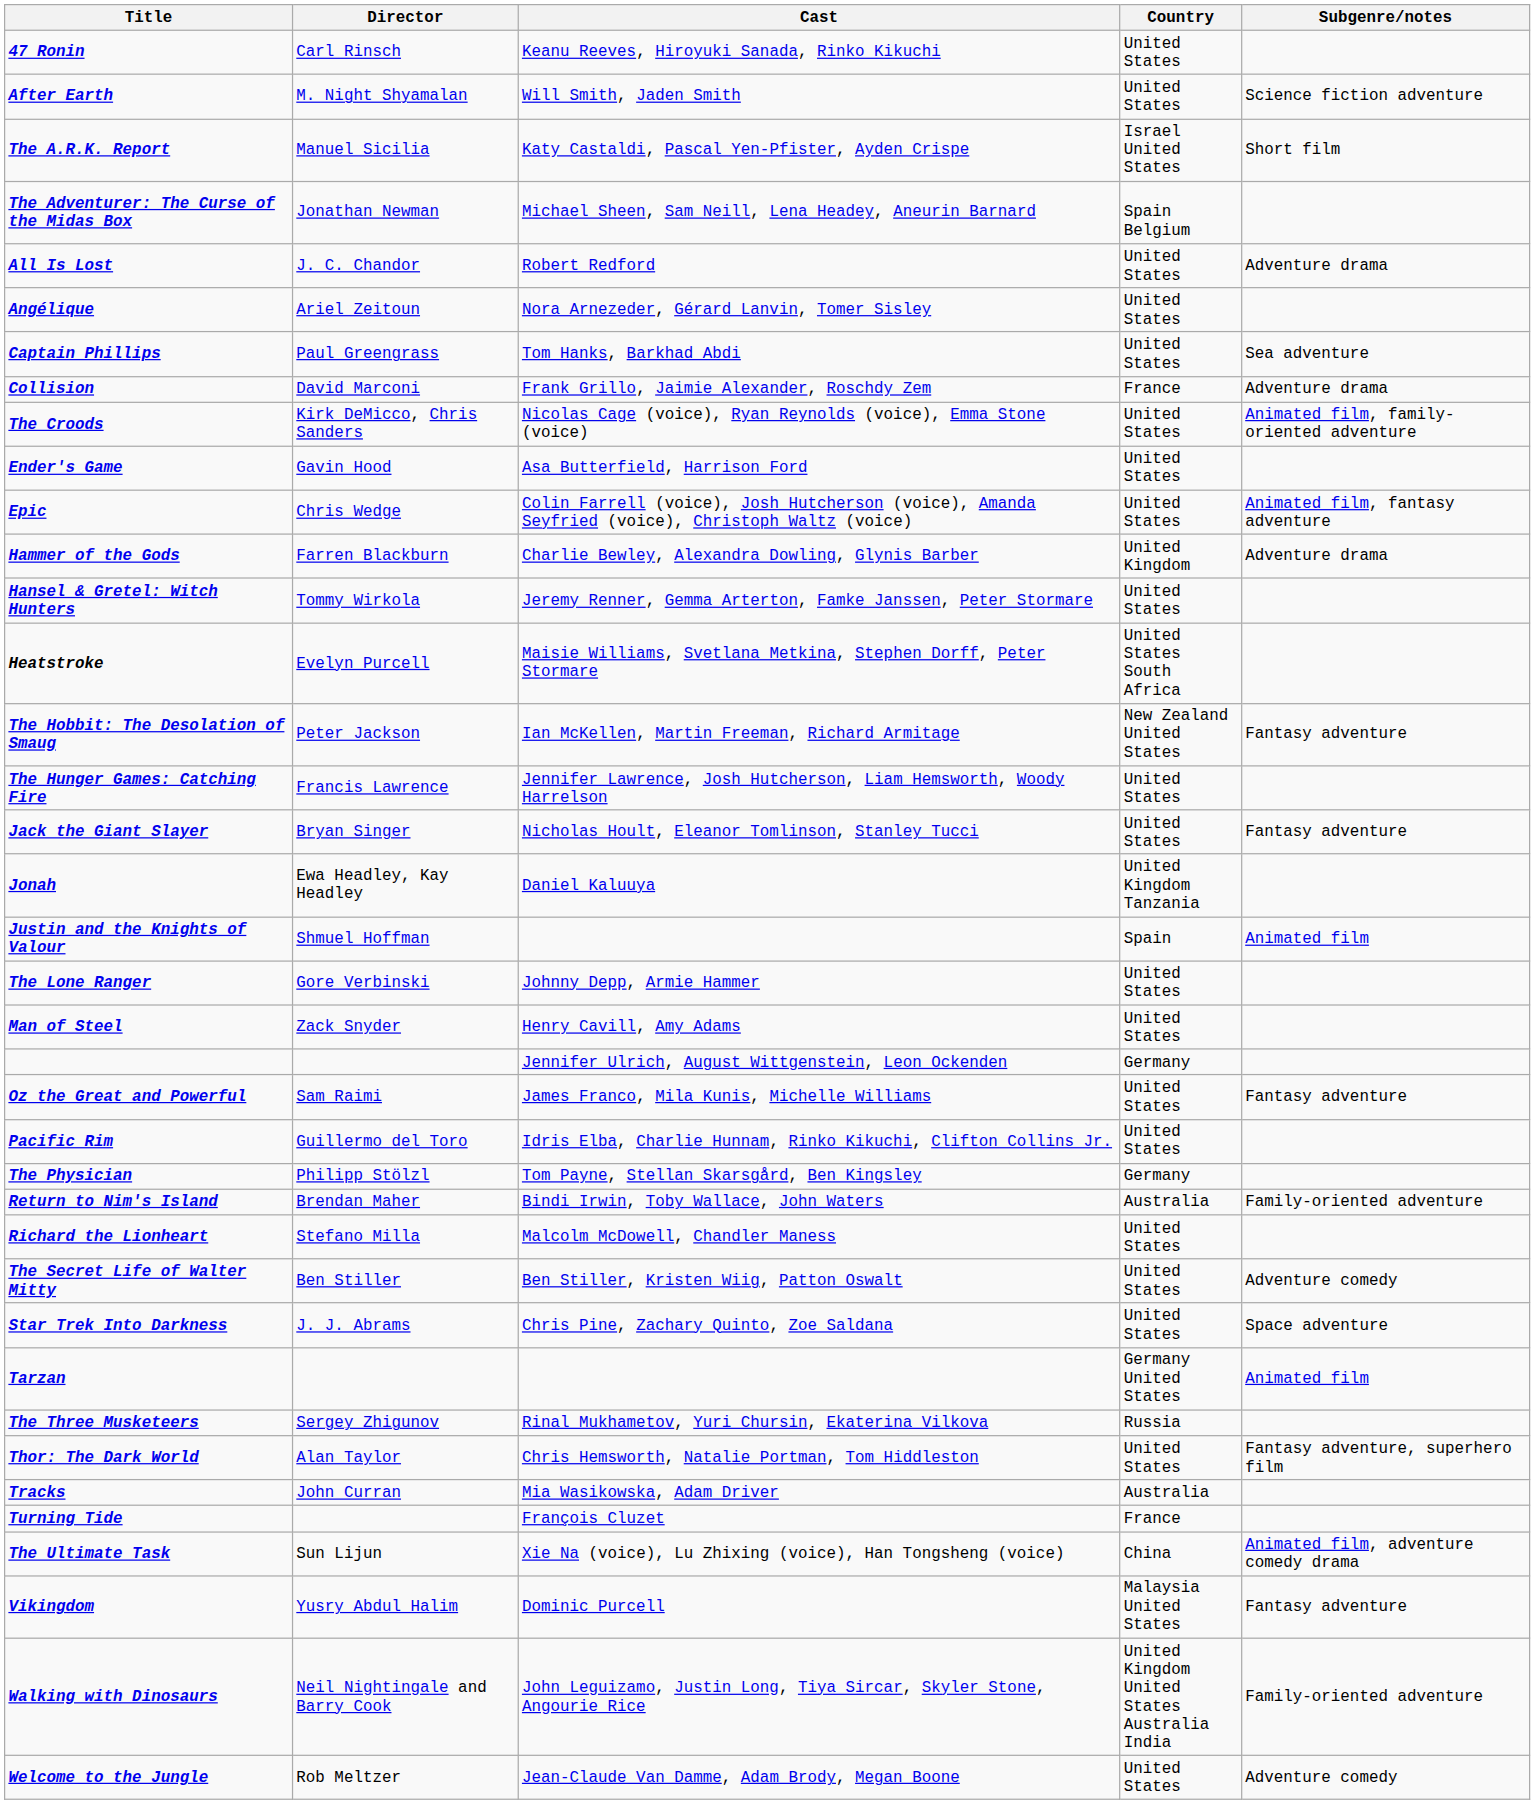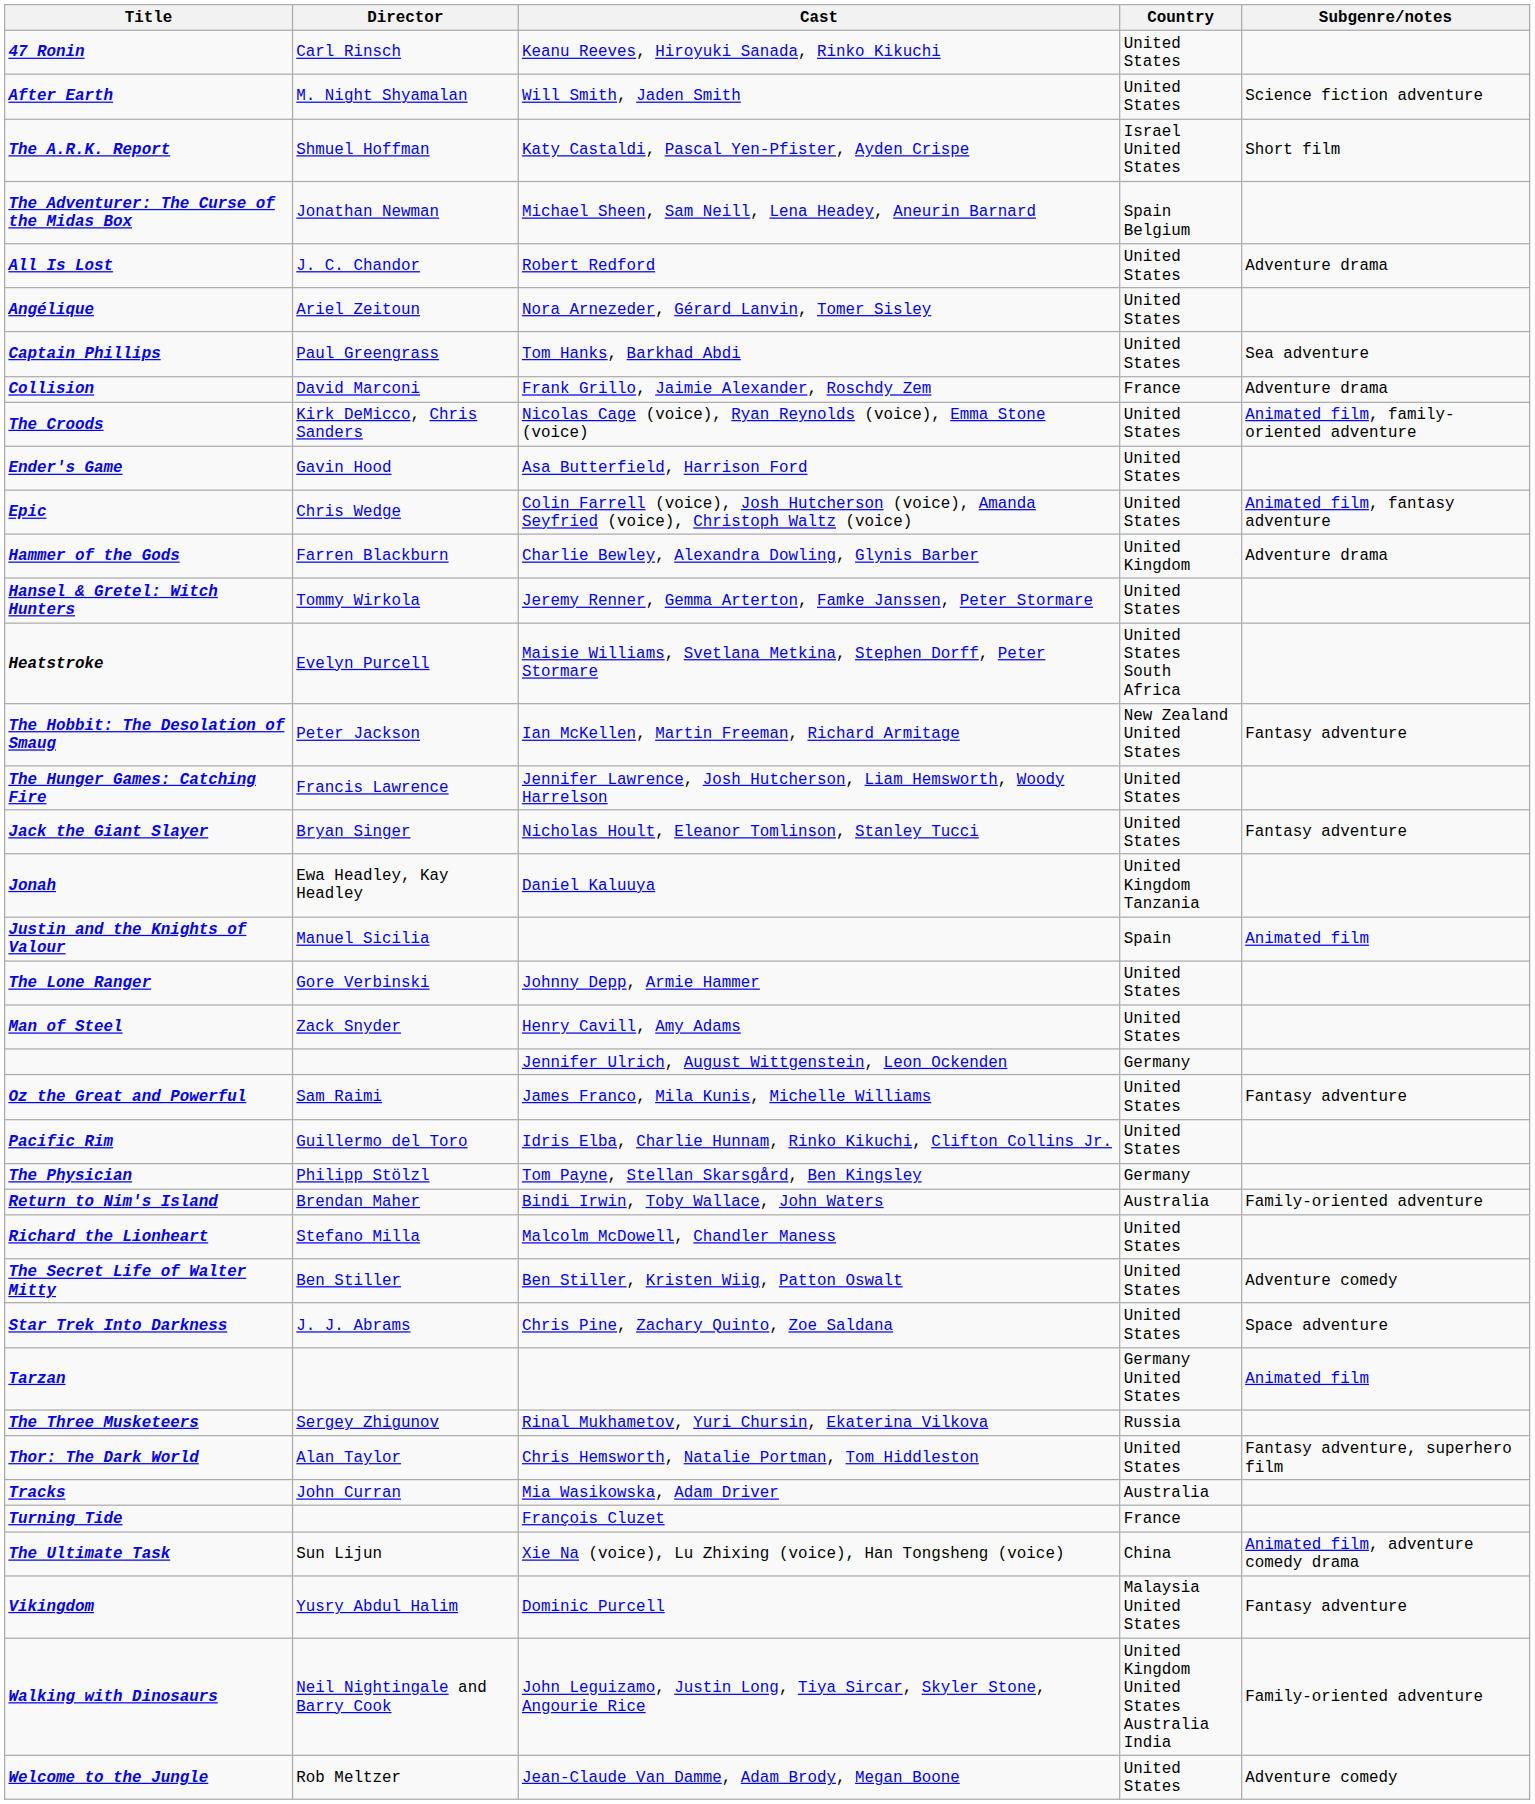(363, 150) Manuel Sicilia -> (363, 150) Shmuel Hoffman
(363, 939) Shmuel Hoffman -> (363, 939) Manuel Sicilia
